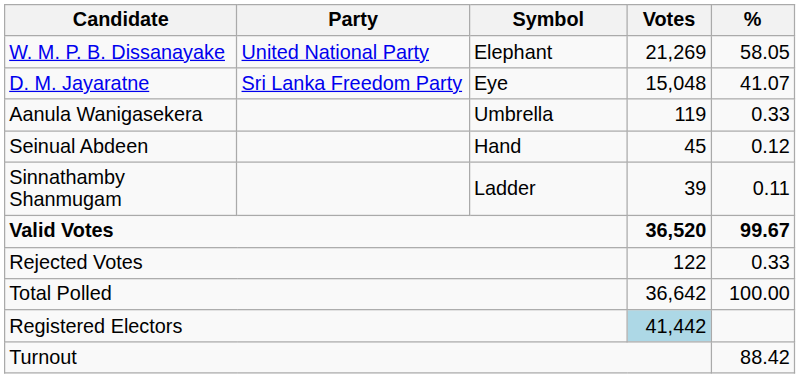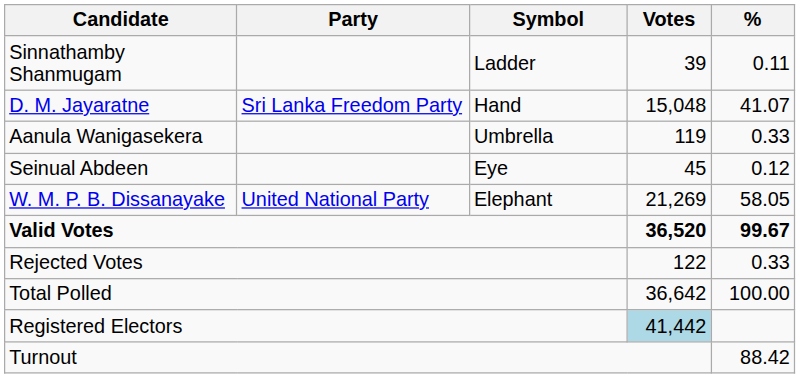rows swapped: (117, 51) <-> (67, 188)
(491, 83) Eye -> (498, 105) Hand
(498, 146) Hand -> (491, 168) Eye
